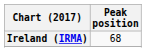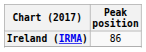(116, 39) 68 -> (116, 39) 86
